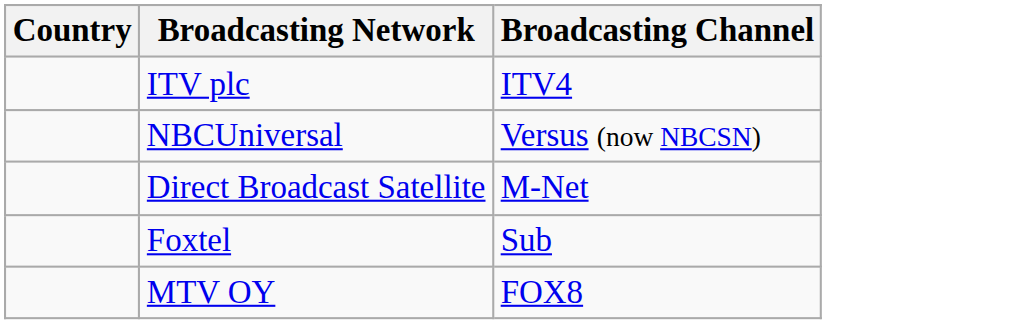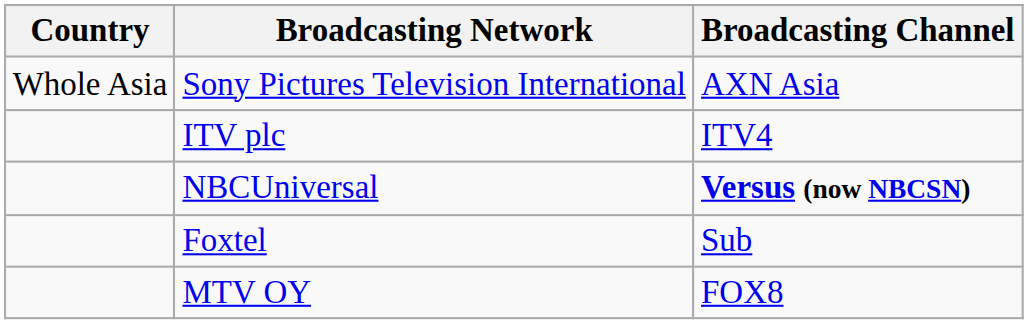+ row: (434, 82)
(631, 135) normal -> (836, 187) bold
- row: (316, 187)
